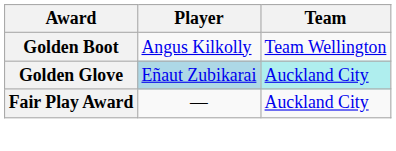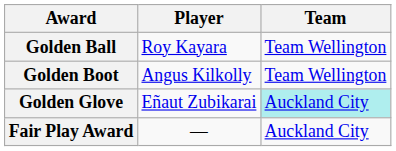+ row: (71, 46)
(199, 74) lightblue background -> (199, 103) no background
